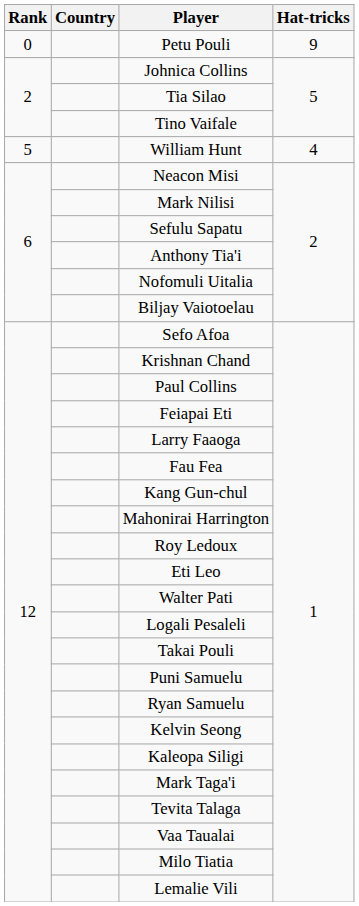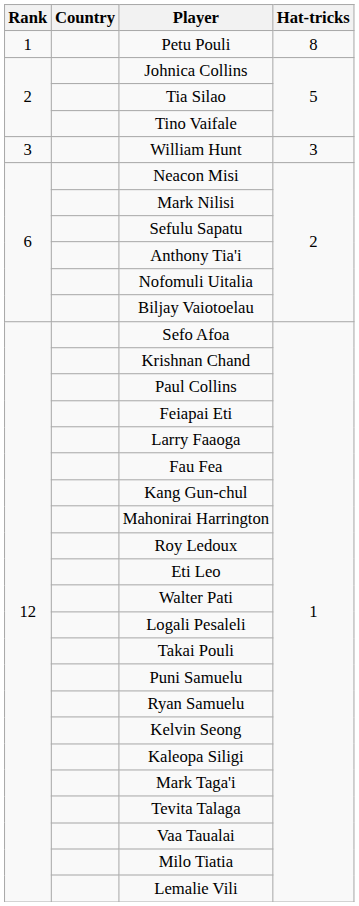(28, 44) 0 -> (28, 44) 1
(313, 44) 9 -> (313, 44) 8
(28, 149) 5 -> (28, 149) 3
(313, 149) 4 -> (313, 149) 3
